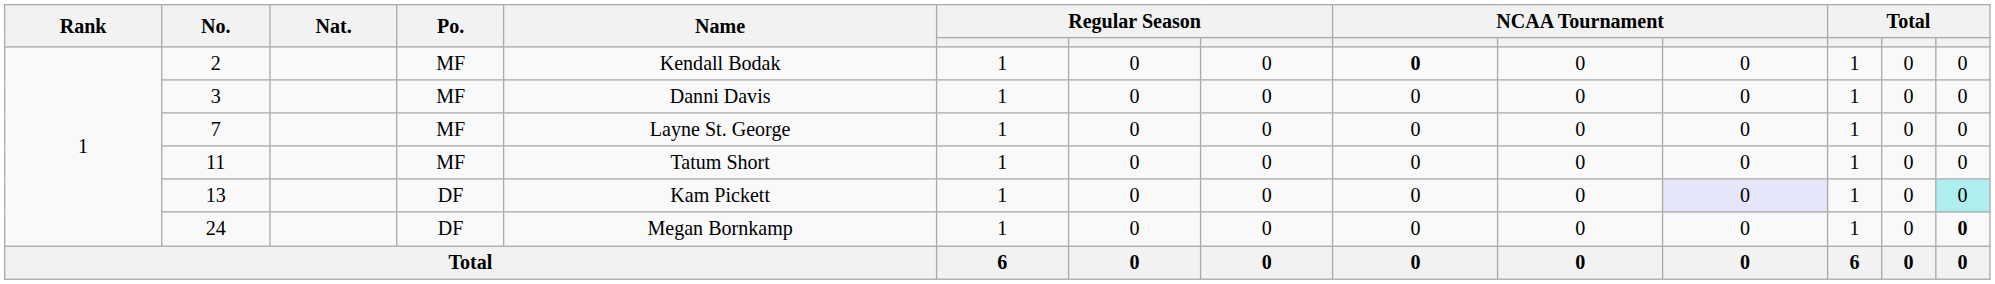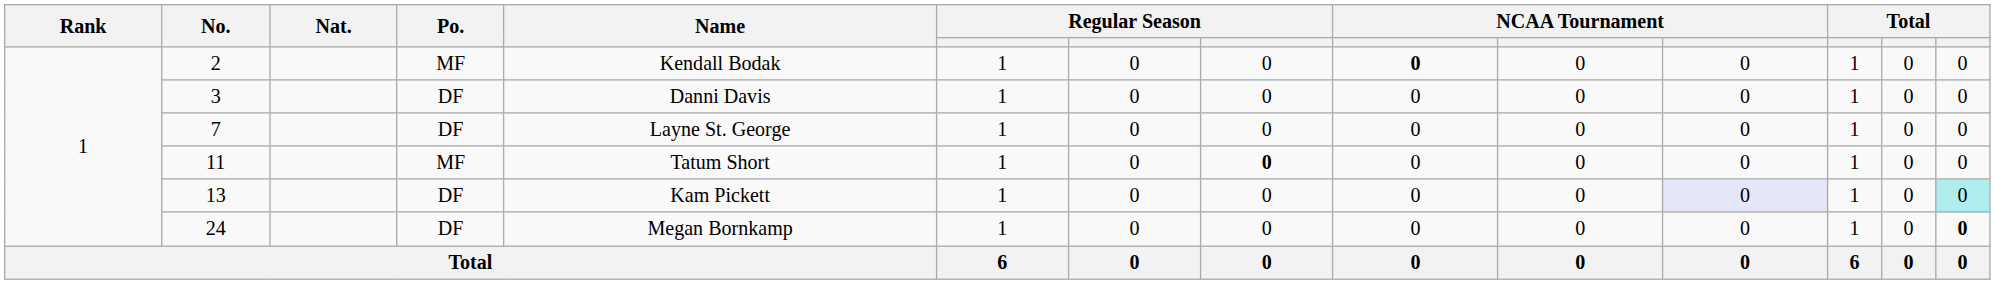(451, 96) MF -> (451, 96) DF
(451, 129) MF -> (451, 129) DF
(1267, 162) normal -> (1267, 162) bold
